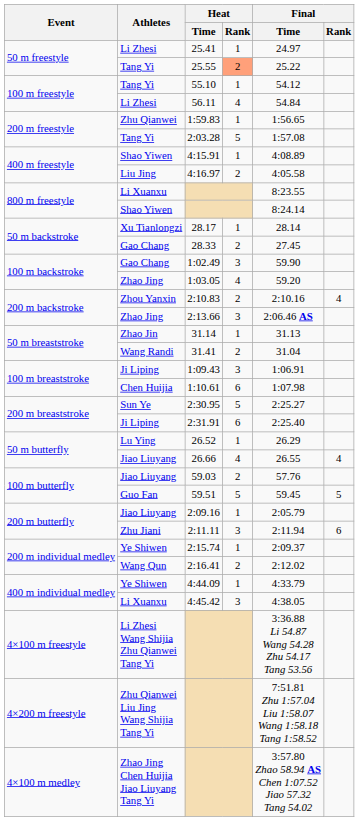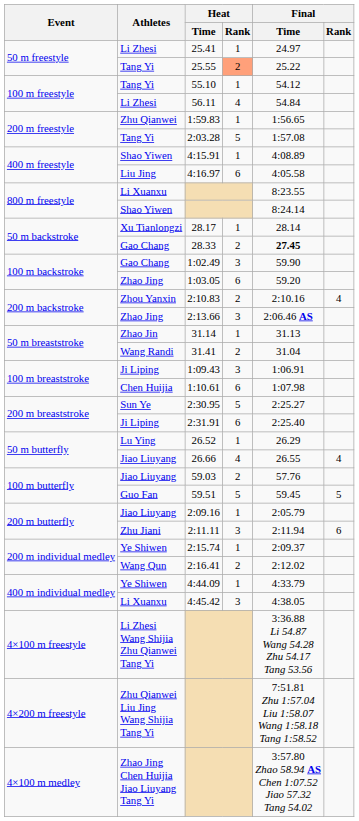(238, 174) 2 -> (238, 174) 6
(288, 245) normal -> (288, 245) bold
(238, 280) 4 -> (238, 280) 6
